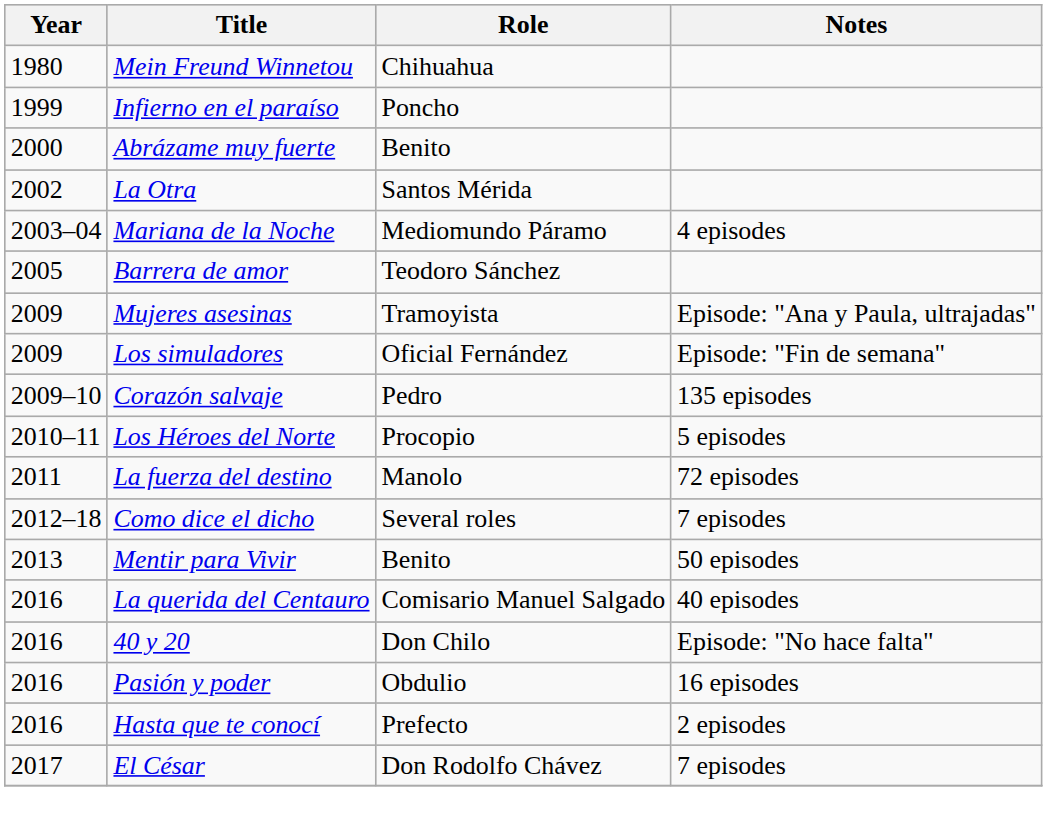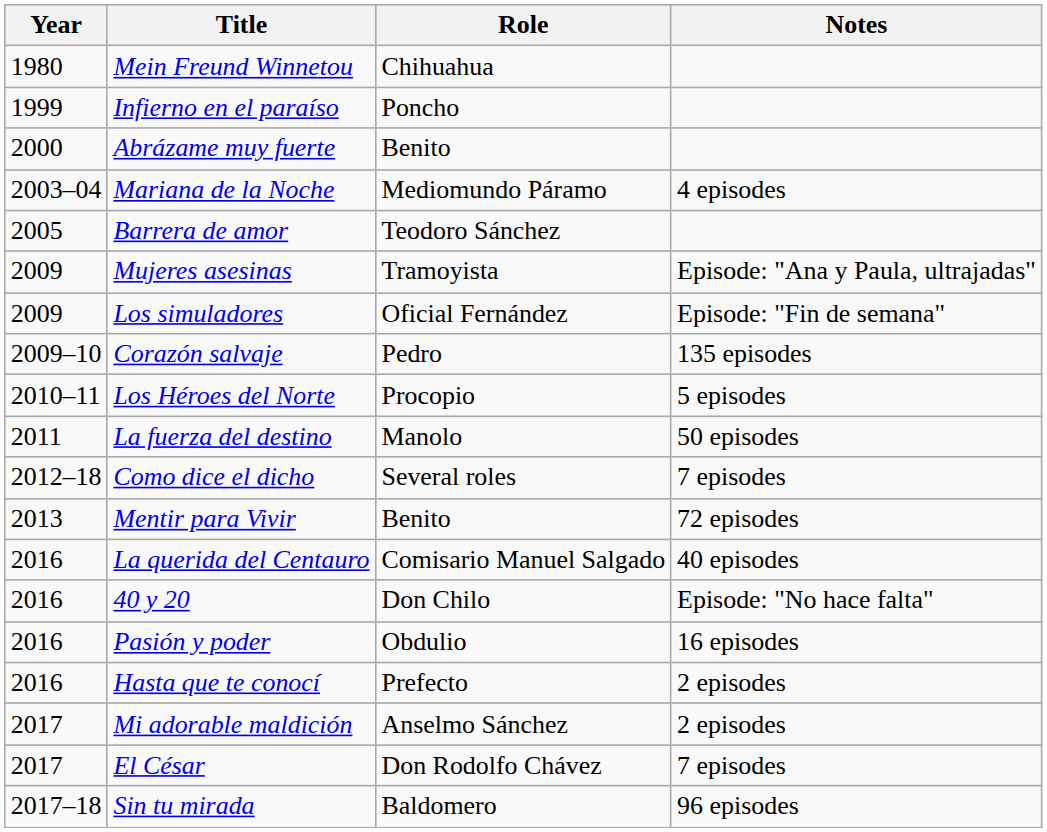- row: (155, 189)
(738, 477) 72 episodes -> (738, 436) 50 episodes
(738, 559) 50 episodes -> (738, 518) 72 episodes
+ row: (233, 723)
+ row: (184, 806)
